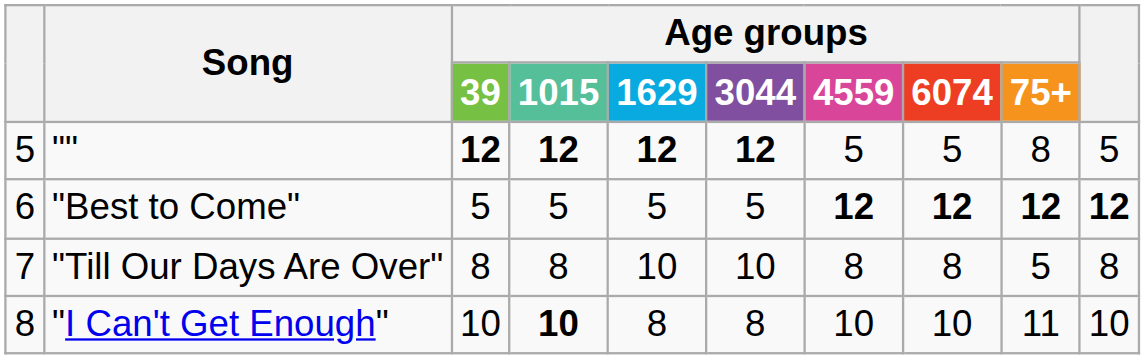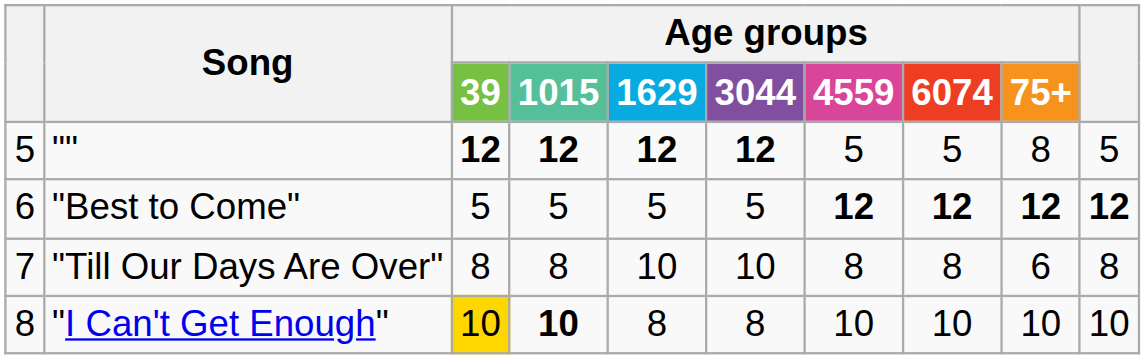(1041, 265) 5 -> (1041, 265) 6
(480, 324) no background -> (480, 324) gold background
(1041, 324) 11 -> (1041, 324) 10
